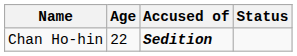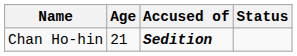(119, 40) 22 -> (119, 40) 21
